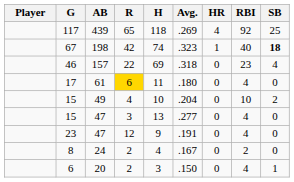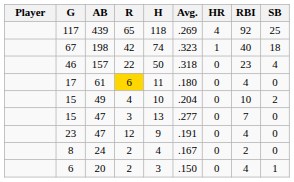(275, 47) bold -> (275, 47) normal
(158, 64) 69 -> (158, 64) 50
(246, 116) 4 -> (246, 116) 7
